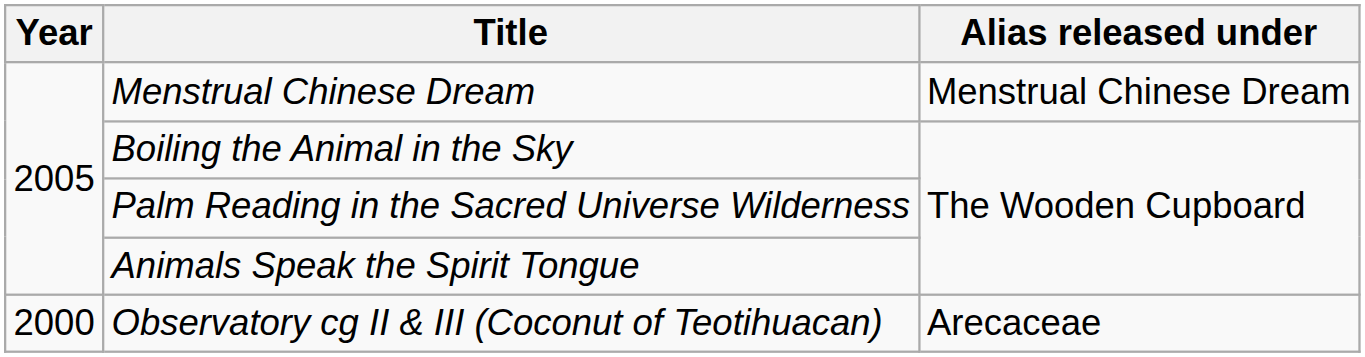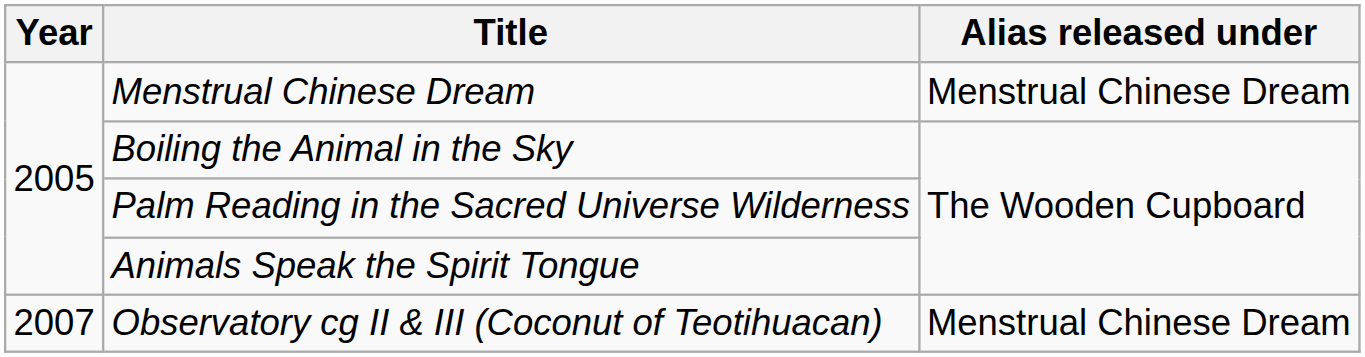(54, 322) 2000 -> (54, 322) 2007
(1014, 322) Arecaceae -> (1139, 322) Menstrual Chinese Dream
